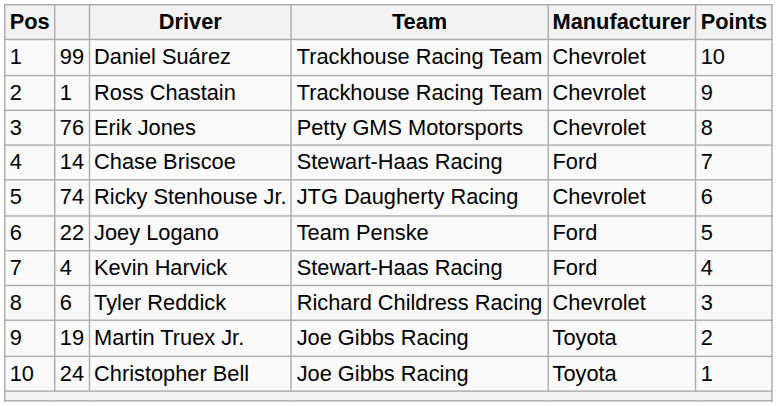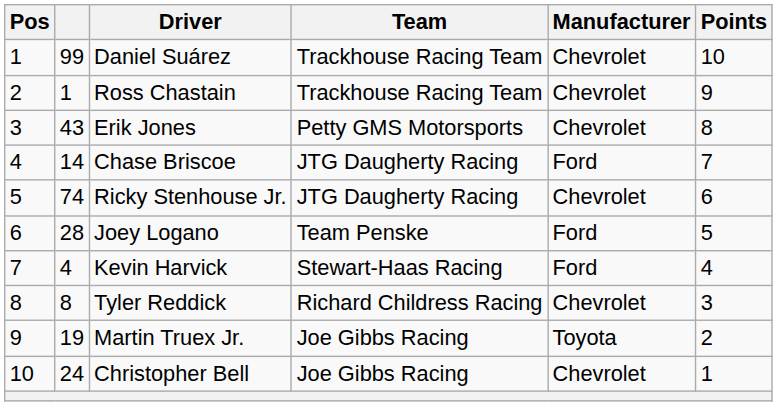(72, 127) 76 -> (72, 127) 43
(400, 162) Stewart-Haas Racing -> (407, 162) JTG Daugherty Racing
(72, 232) 22 -> (72, 232) 28
(66, 302) 6 -> (66, 302) 8
(585, 372) Toyota -> (599, 372) Chevrolet
